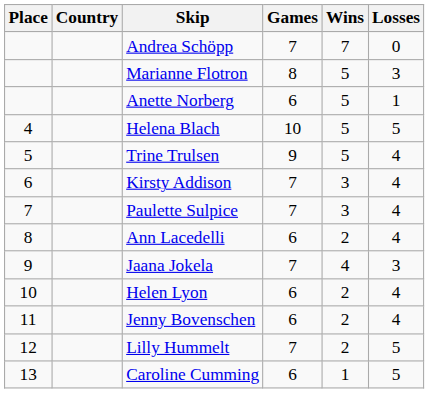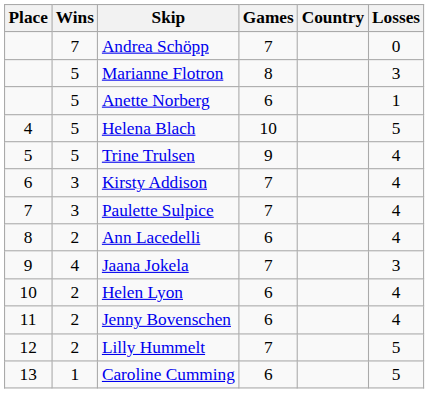columns swapped: (87, 18) <-> (345, 18)
